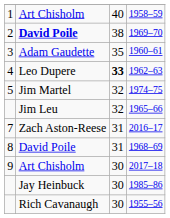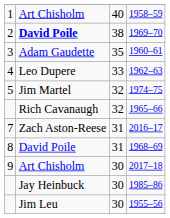(118, 71) bold -> (118, 71) normal
(38, 109) Jim Leu -> (58, 109) Rich Cavanaugh
(58, 204) Rich Cavanaugh -> (38, 204) Jim Leu
